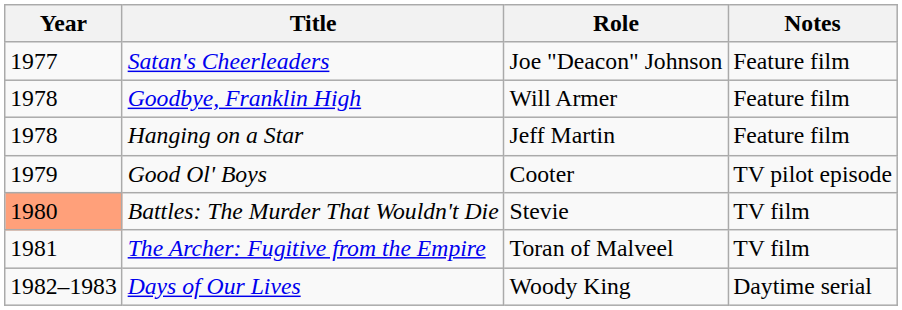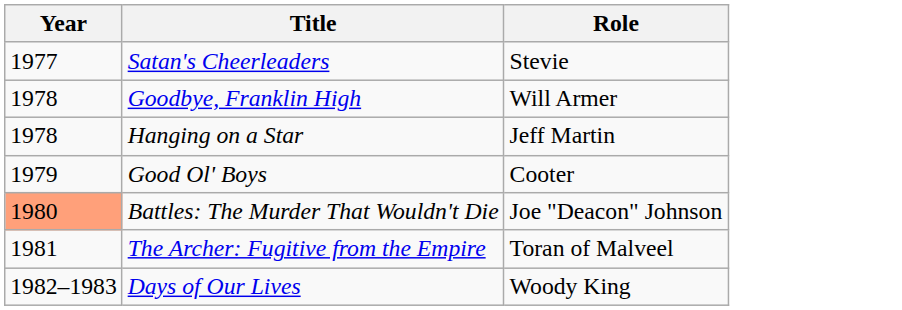- column: (813, 23)
(616, 60) Joe "Deacon" Johnson -> (539, 60) Stevie
(539, 211) Stevie -> (616, 211) Joe "Deacon" Johnson
